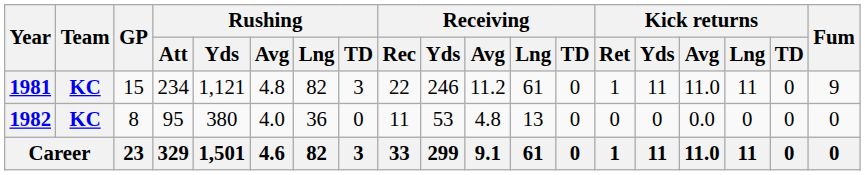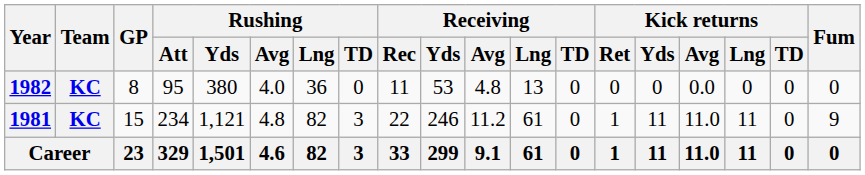rows swapped: (30, 86) <-> (30, 119)
